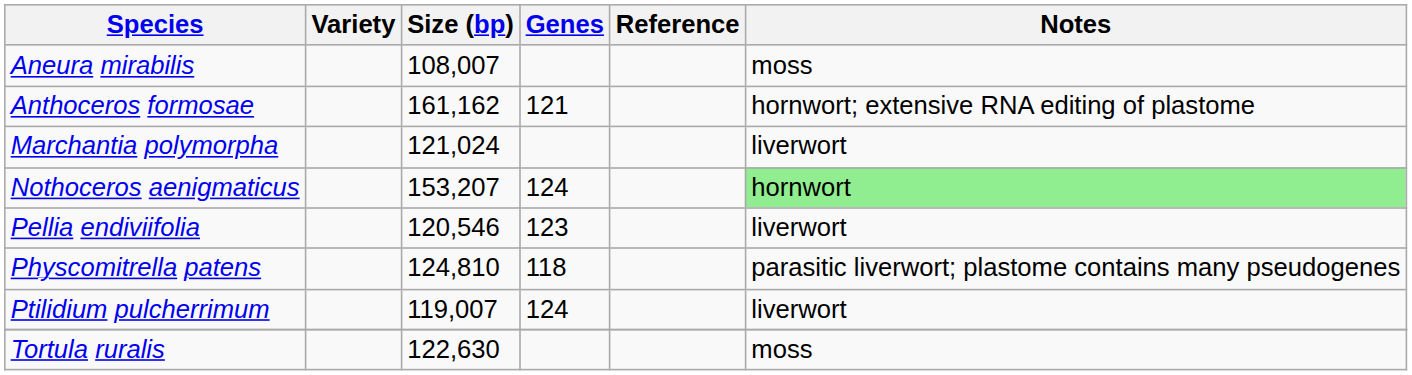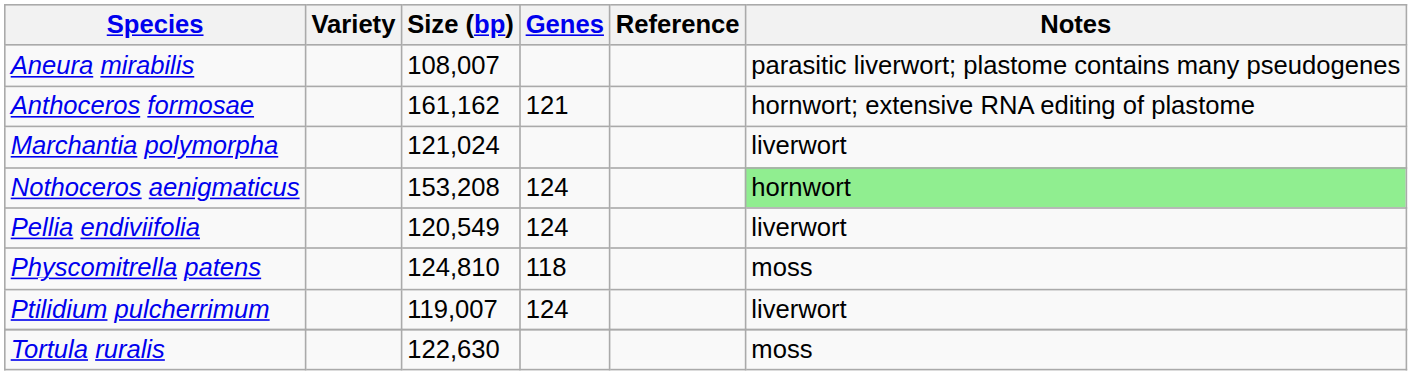(782, 65) moss -> (1076, 65) parasitic liverwort; plastome contains many pseudogenes
(453, 187) 153,207 -> (453, 187) 153,208
(453, 227) 120,546 -> (453, 227) 120,549
(547, 227) 123 -> (547, 227) 124
(1076, 268) parasitic liverwort; plastome contains many pseudogenes -> (782, 268) moss
